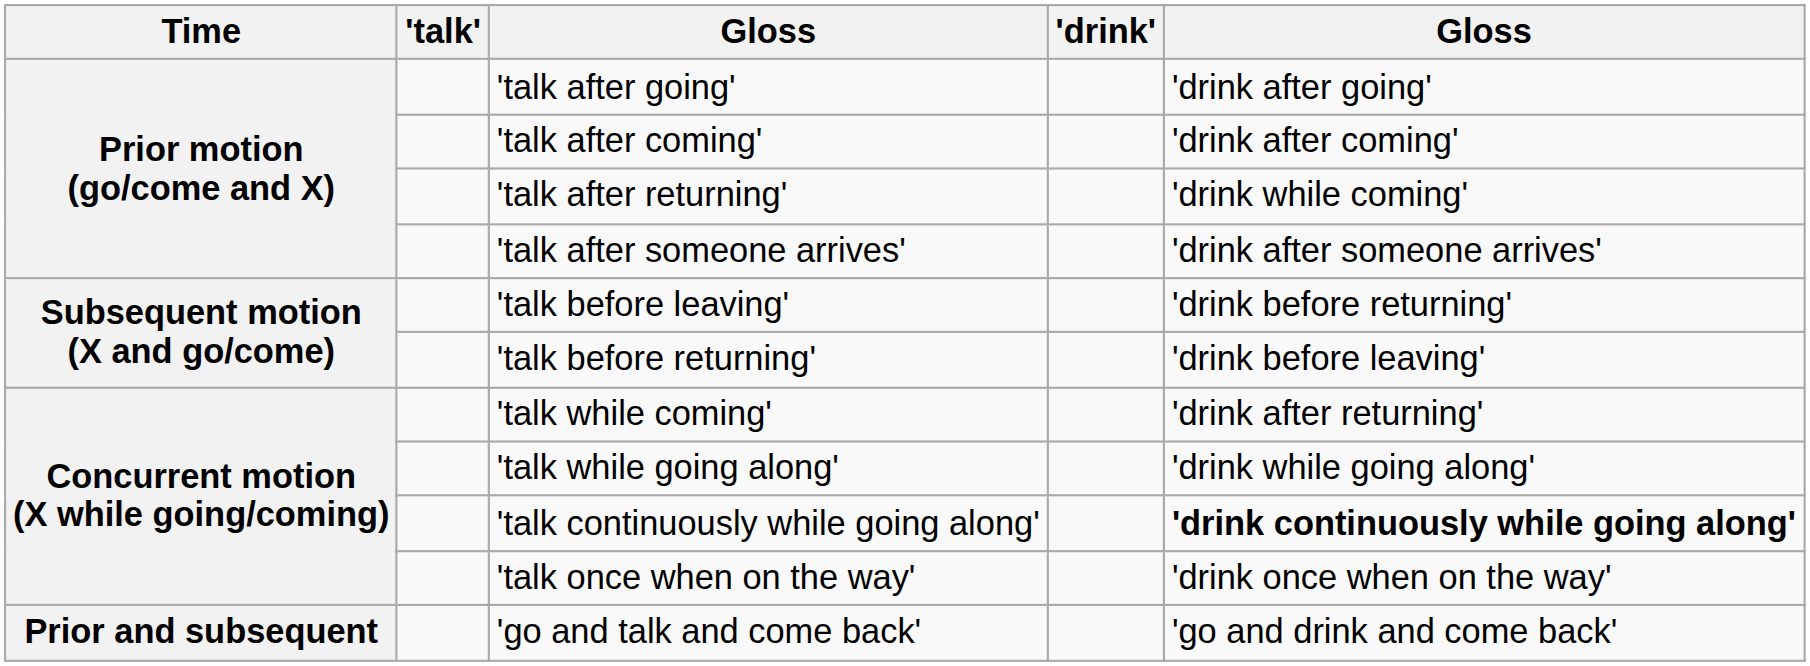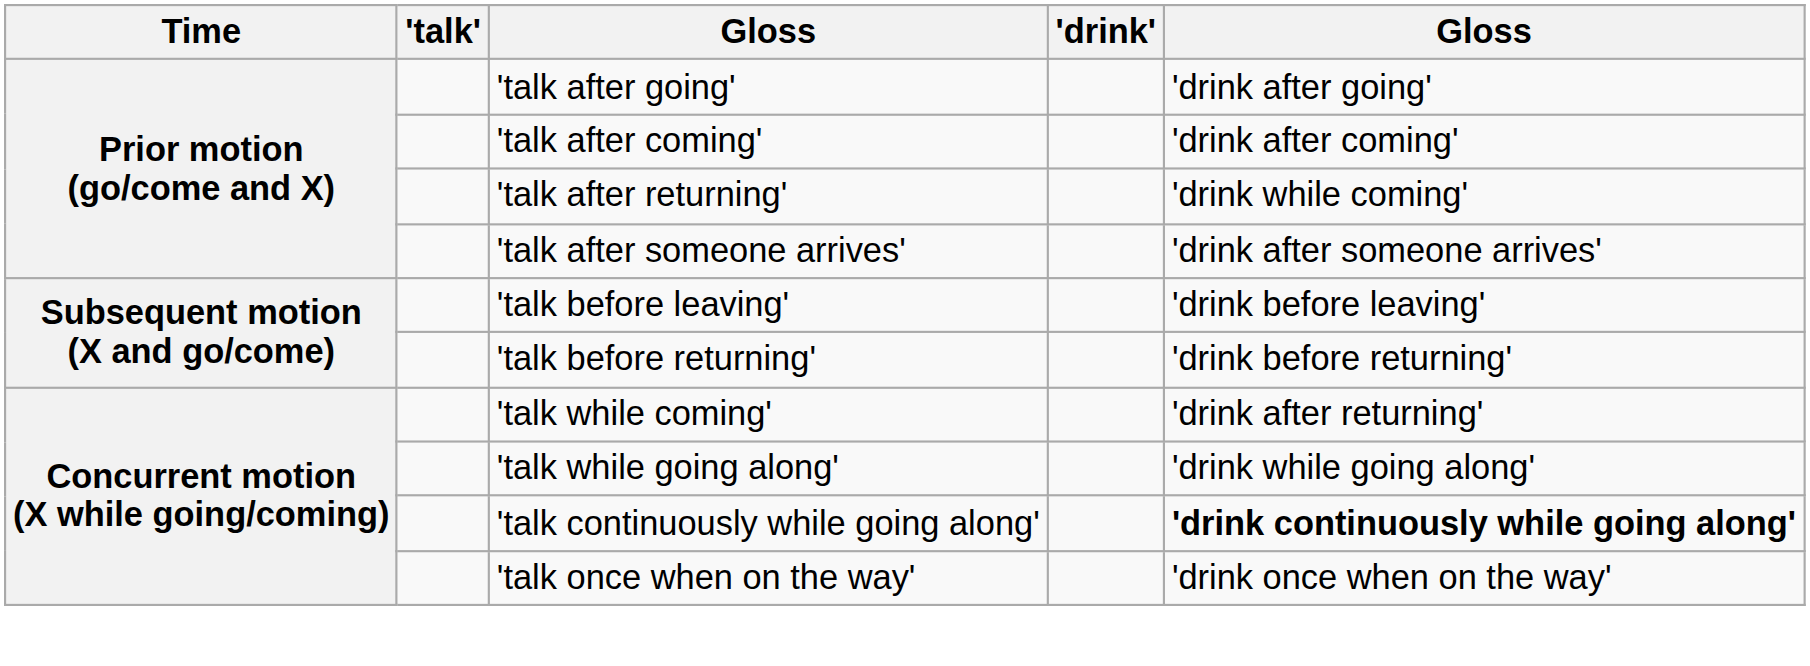(1342, 304) 'drink before returning' -> (1329, 304) 'drink before leaving'
(1329, 359) 'drink before leaving' -> (1342, 359) 'drink before returning'
- row: (709, 631)
